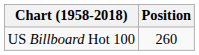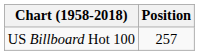(166, 38) 260 -> (166, 38) 257
